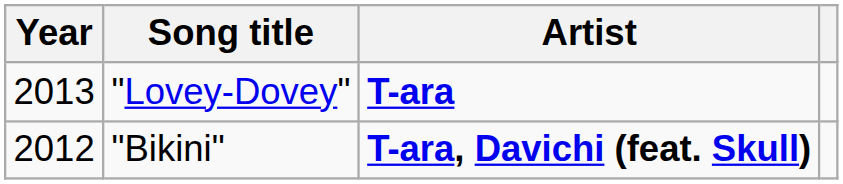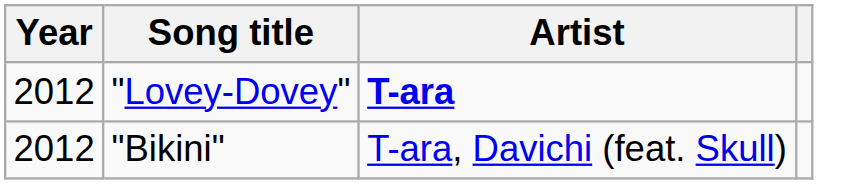(54, 91) 2013 -> (54, 91) 2012
(589, 149) bold -> (577, 149) normal
